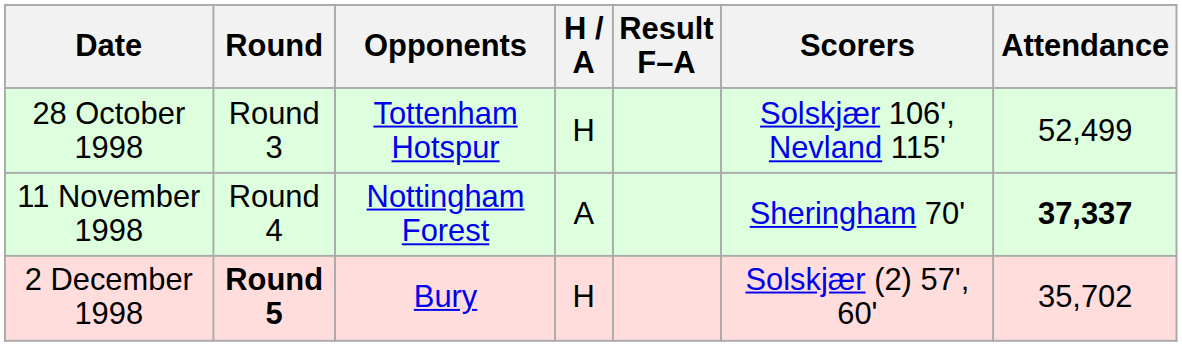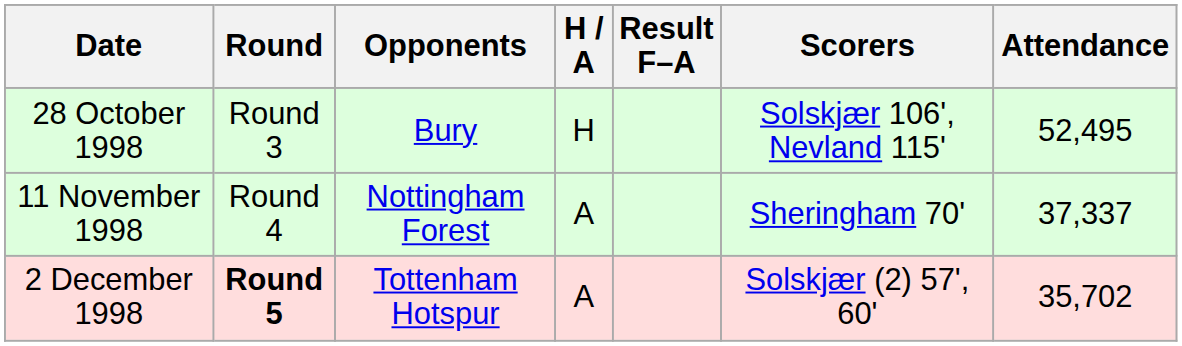(446, 130) Tottenham Hotspur -> (446, 130) Bury
(1085, 130) 52,499 -> (1085, 130) 52,495
(1085, 213) bold -> (1085, 213) normal
(446, 297) Bury -> (446, 297) Tottenham Hotspur
(584, 297) H -> (584, 297) A
